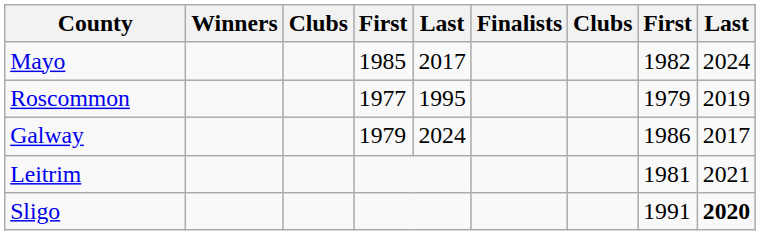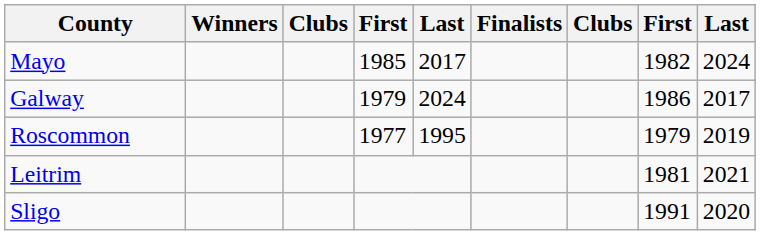rows swapped: (47, 135) <-> (70, 98)
(727, 211) bold -> (727, 211) normal
